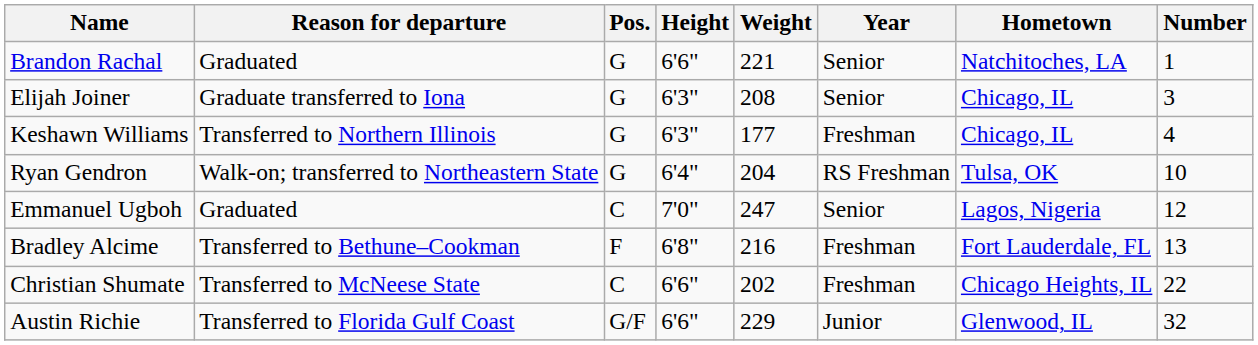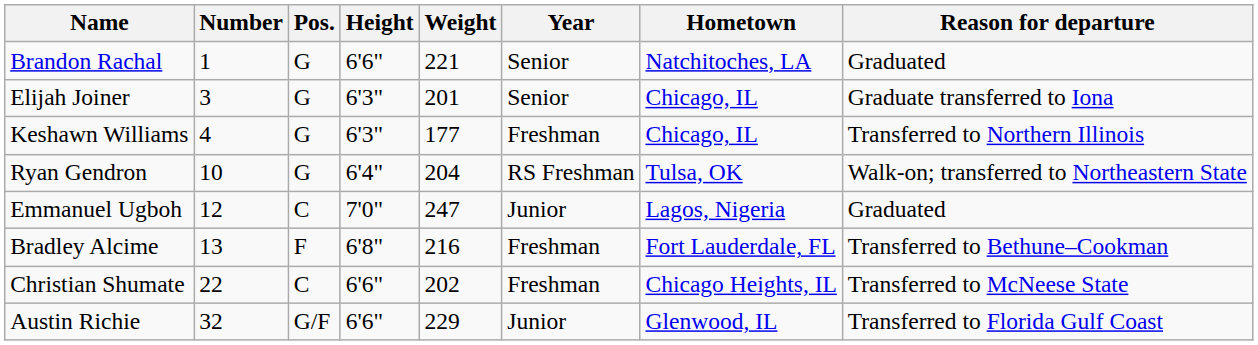columns swapped: (1205, 23) <-> (399, 23)
(758, 97) 208 -> (442, 97) 201
(853, 209) Senior -> (537, 209) Junior
